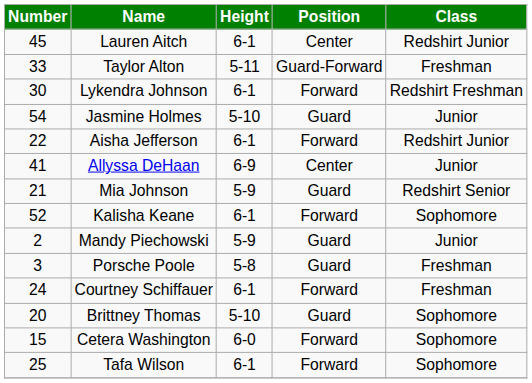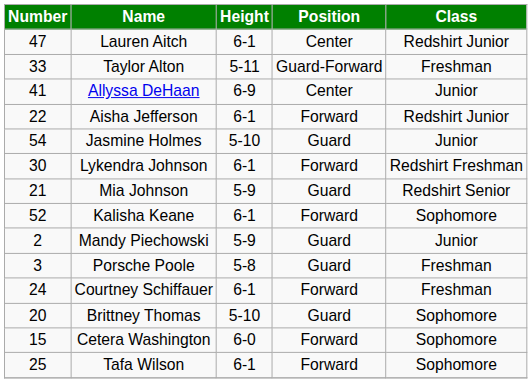(38, 41) 45 -> (38, 41) 47
rows swapped: (144, 166) <-> (144, 91)
rows swapped: (144, 116) <-> (144, 141)
